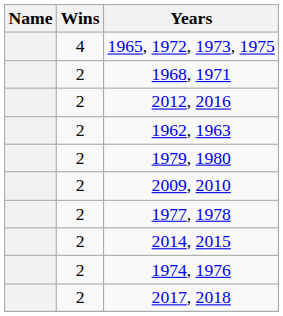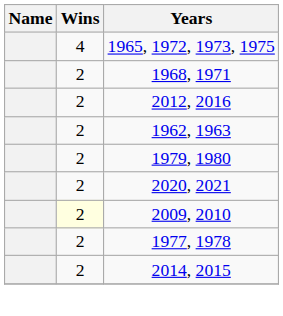+ row: (191, 185)
(80, 185) no background -> (80, 213) lightyellow background
- row: (191, 269)
- row: (191, 297)
